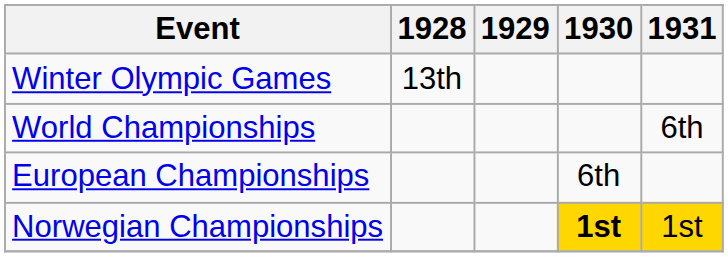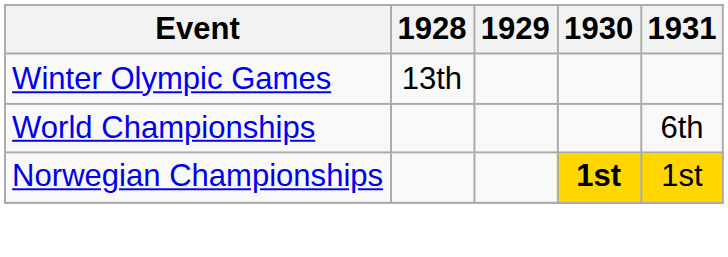- row: (191, 176)
